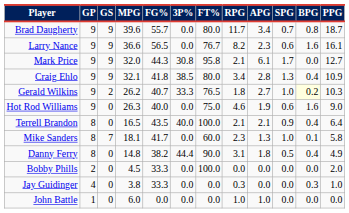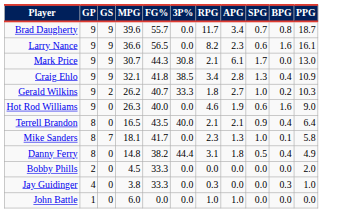- column: (209, 13)
(132, 61) 32.0 -> (132, 61) 30.7
(334, 61) 12.7 -> (307, 61) 13.0
(312, 92) lightyellow background -> (285, 92) no background
